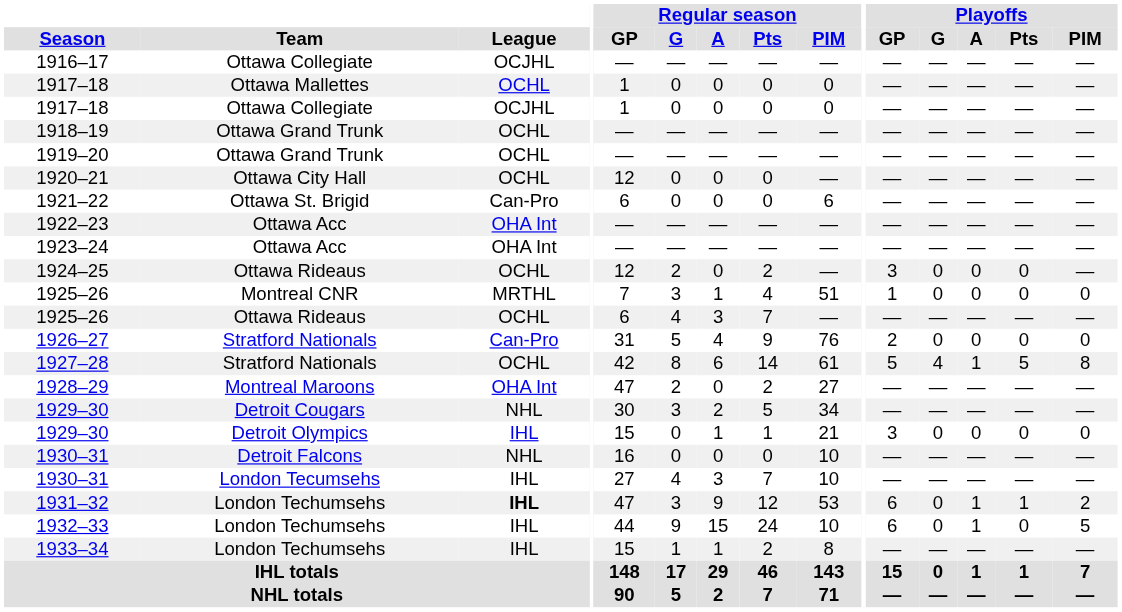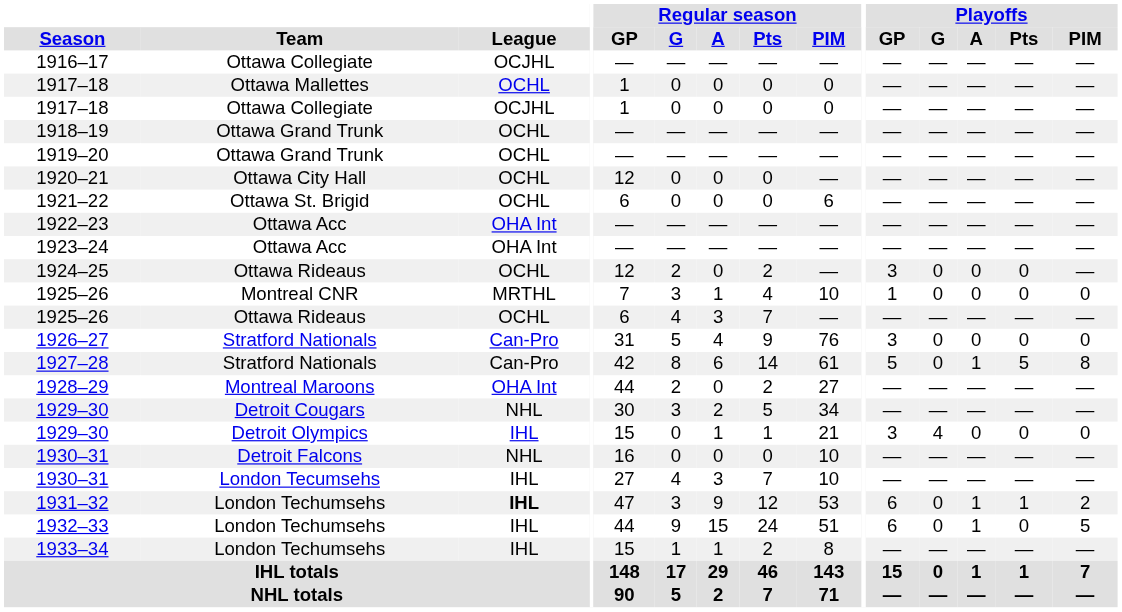(524, 201) Can-Pro -> (524, 201) OCHL
(829, 293) 51 -> (829, 293) 10
(892, 340) 2 -> (892, 340) 3
(524, 363) OCHL -> (524, 363) Can-Pro
(938, 363) 4 -> (938, 363) 0
(624, 386) 47 -> (624, 386) 44
(938, 433) 0 -> (938, 433) 4
(829, 525) 10 -> (829, 525) 51
